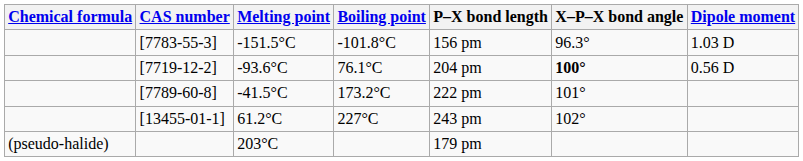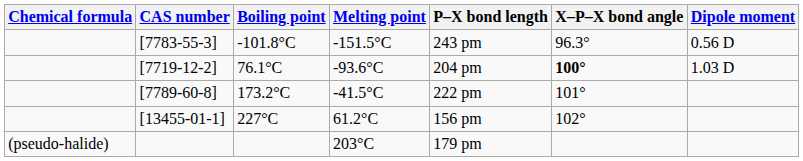columns swapped: (284, 17) <-> (382, 17)
(458, 42) 156 pm -> (458, 42) 243 pm
(713, 42) 1.03 D -> (713, 42) 0.56 D
(713, 67) 0.56 D -> (713, 67) 1.03 D
(458, 118) 243 pm -> (458, 118) 156 pm
